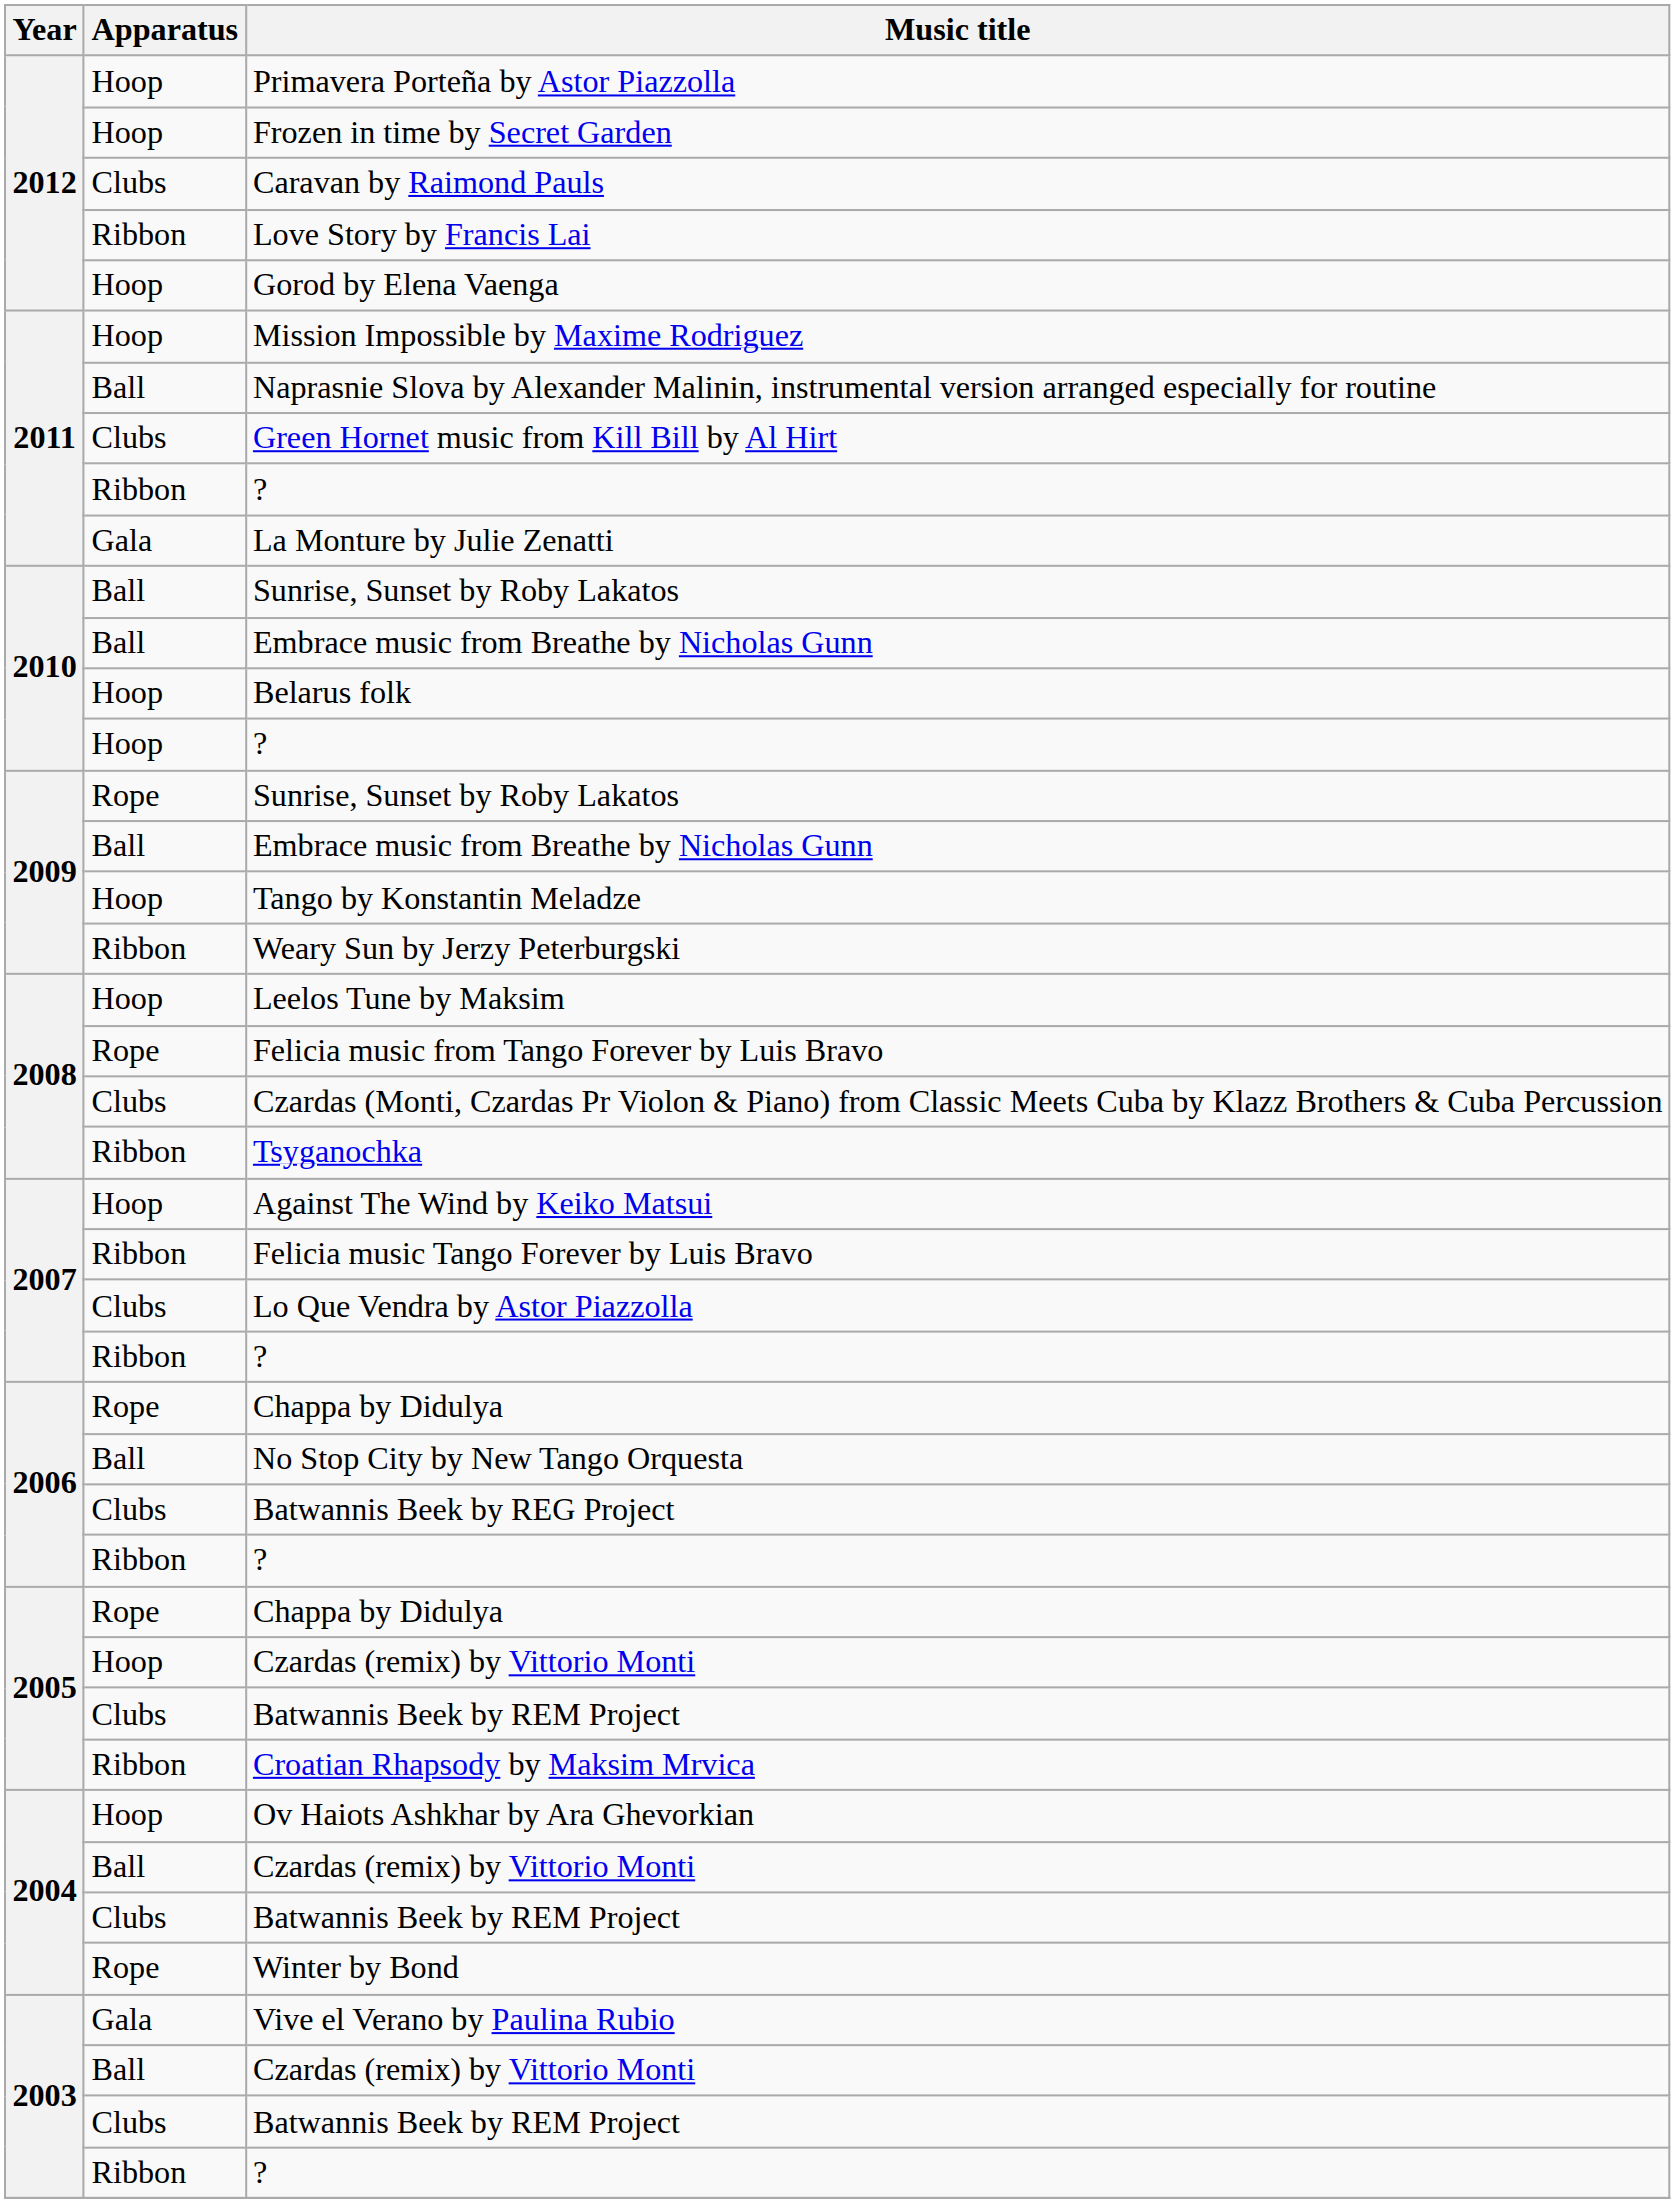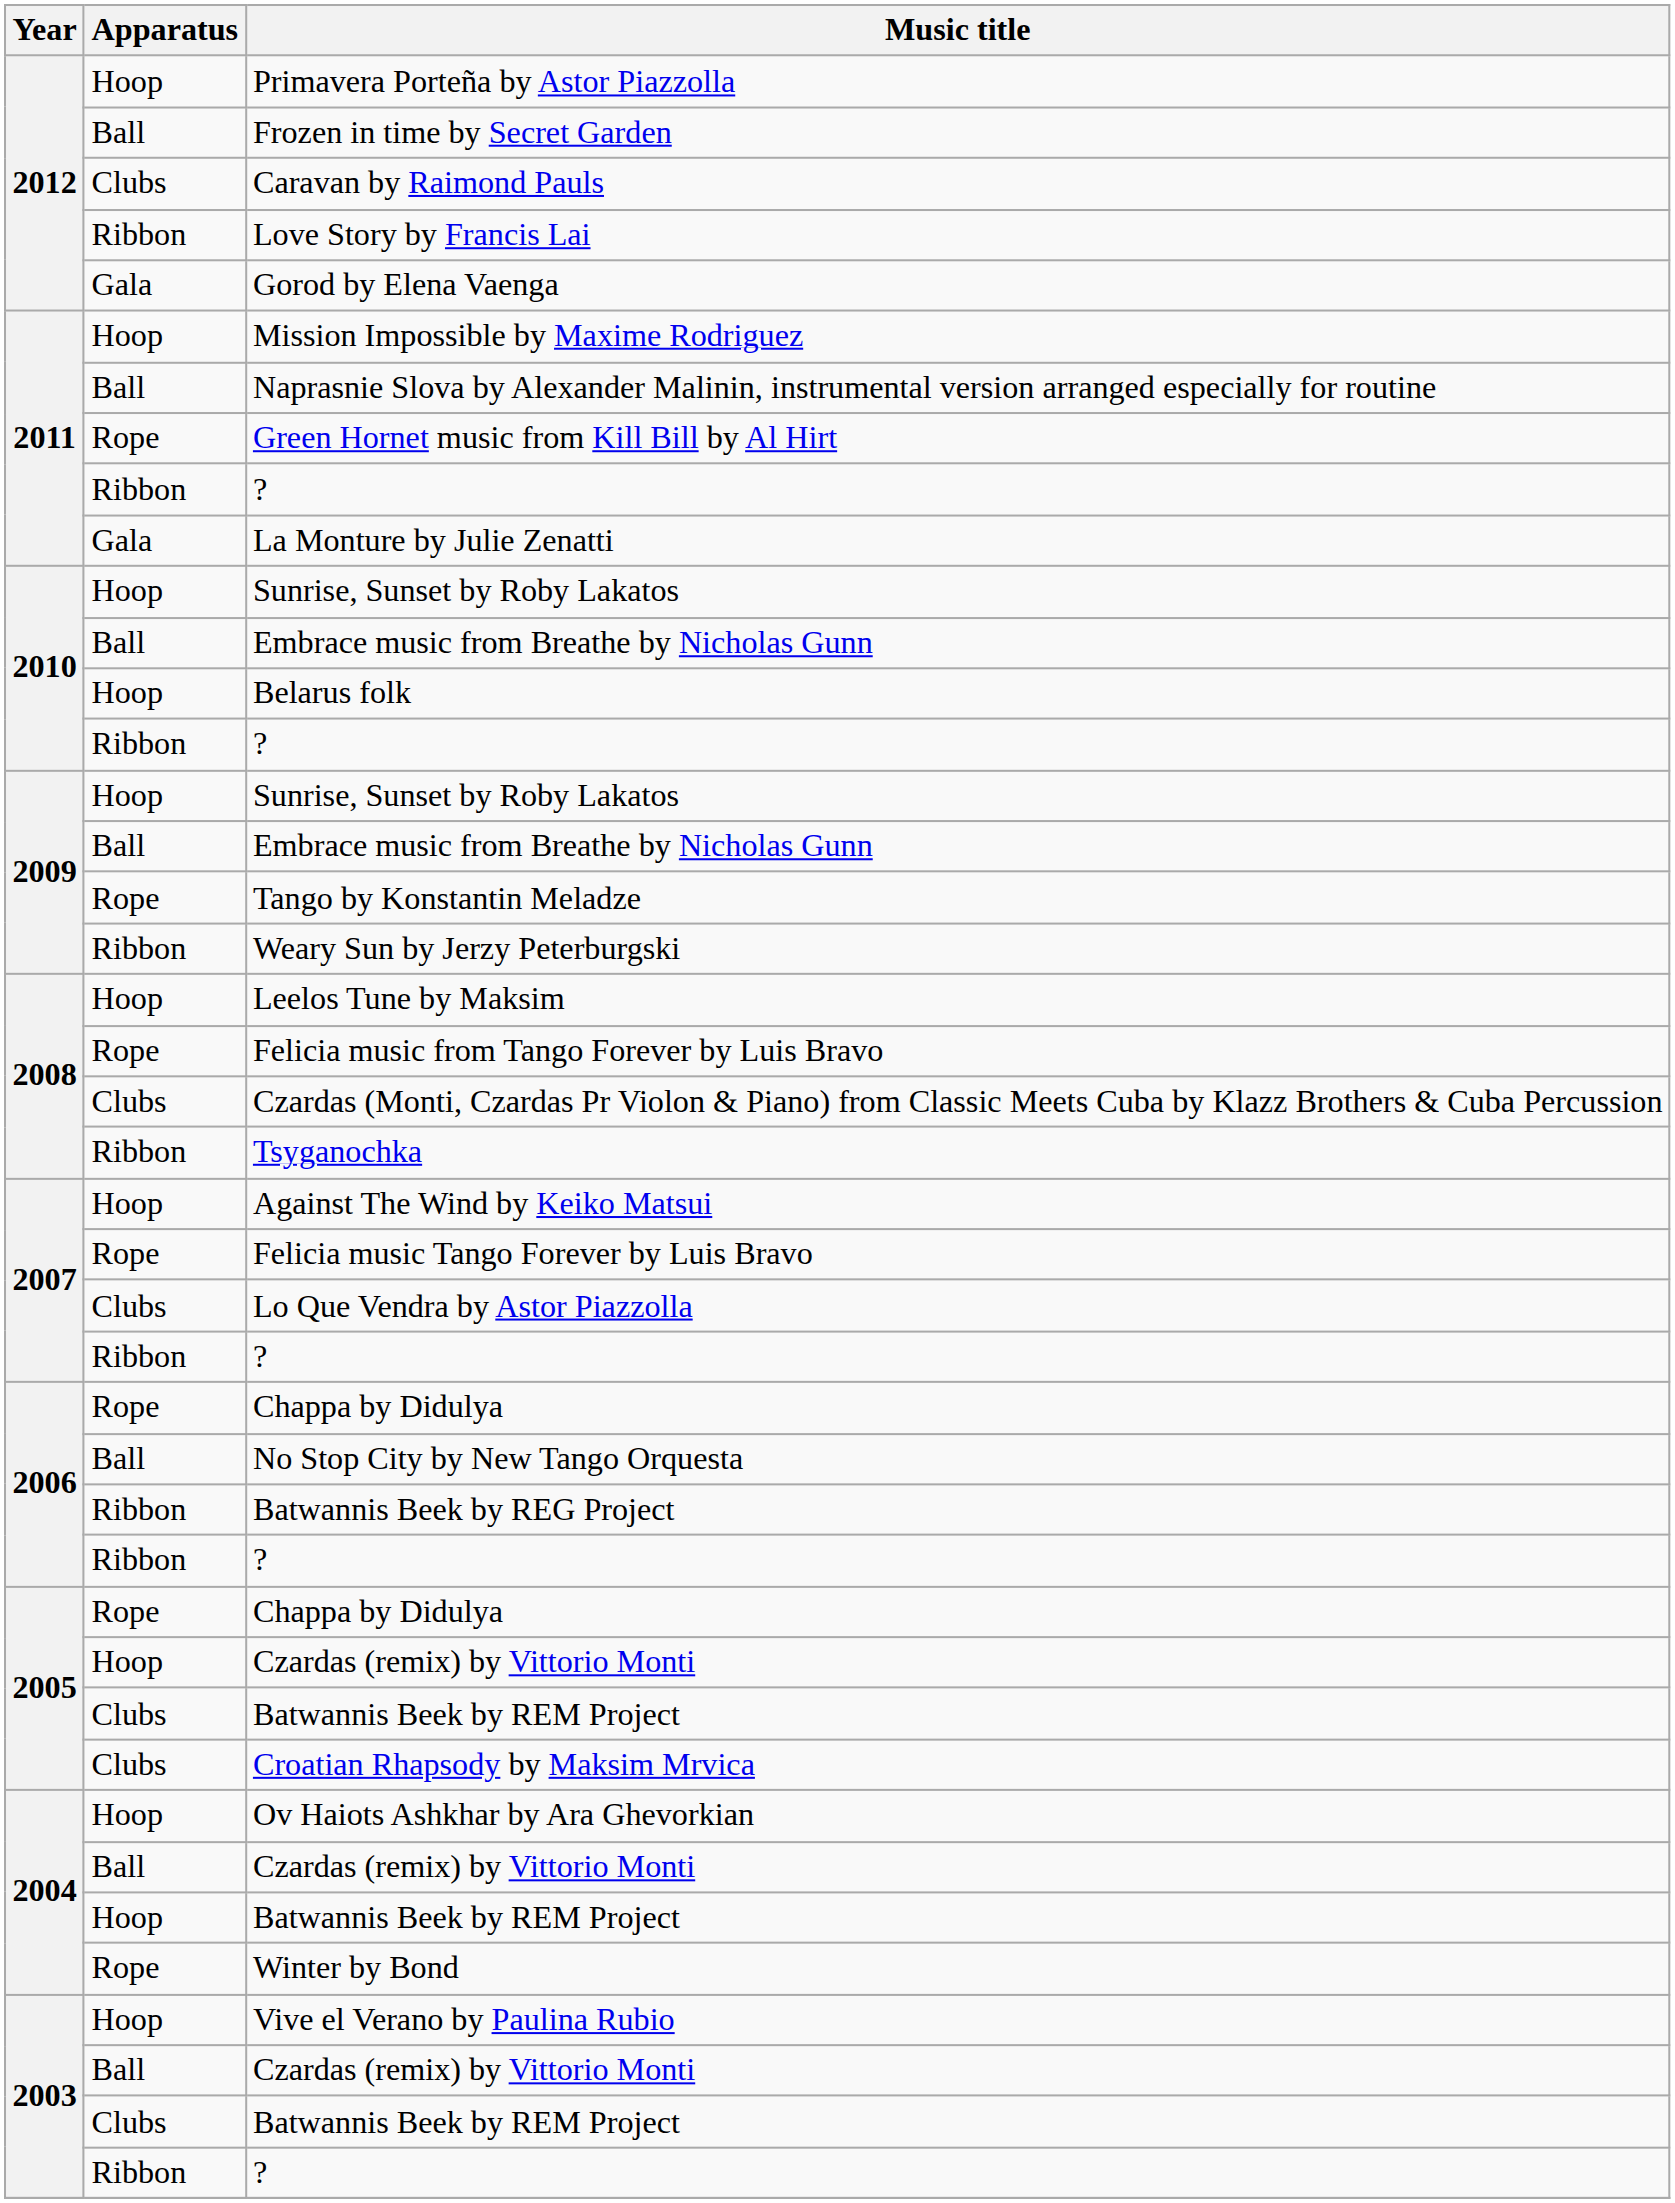(127, 132) Hoop -> (118, 132) Ball
(127, 285) Hoop -> (122, 285) Gala
(129, 438) Clubs -> (126, 438) Rope
(118, 591) Ball -> (127, 591) Hoop
(127, 744) Hoop -> (139, 744) Ribbon
(126, 795) Rope -> (127, 795) Hoop
(127, 897) Hoop -> (126, 897) Rope
(139, 1254) Ribbon -> (126, 1254) Rope
(129, 1509) Clubs -> (139, 1509) Ribbon
(139, 1764) Ribbon -> (129, 1764) Clubs
(129, 1917) Clubs -> (127, 1917) Hoop
(122, 2019) Gala -> (127, 2019) Hoop
